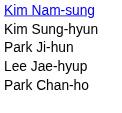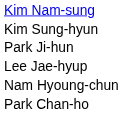+ row: (61, 86)
